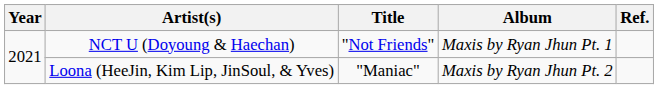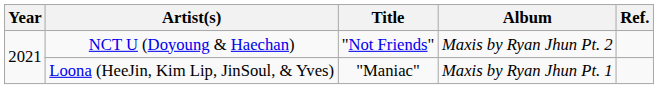(527, 44) Maxis by Ryan Jhun Pt. 1 -> (527, 44) Maxis by Ryan Jhun Pt. 2
(527, 70) Maxis by Ryan Jhun Pt. 2 -> (527, 70) Maxis by Ryan Jhun Pt. 1
